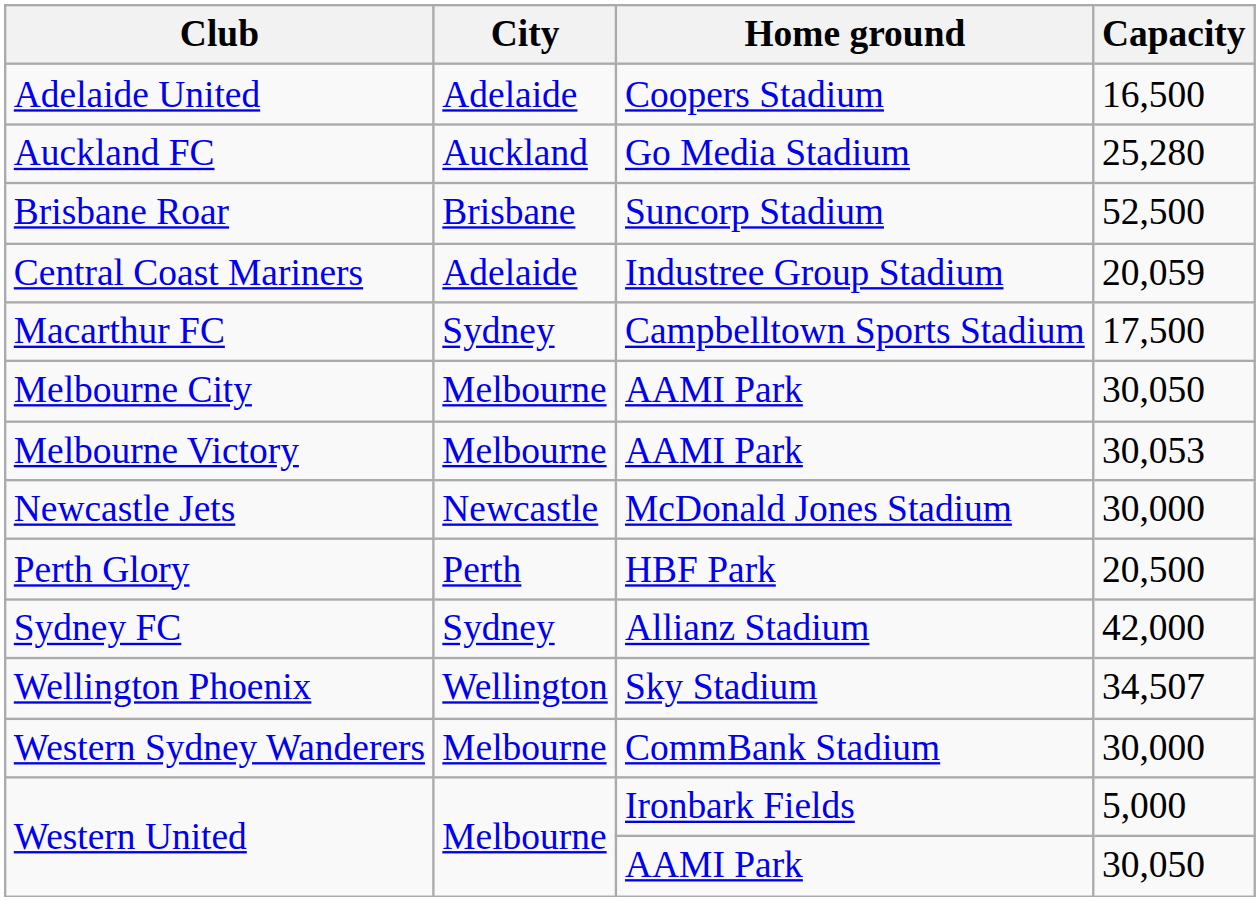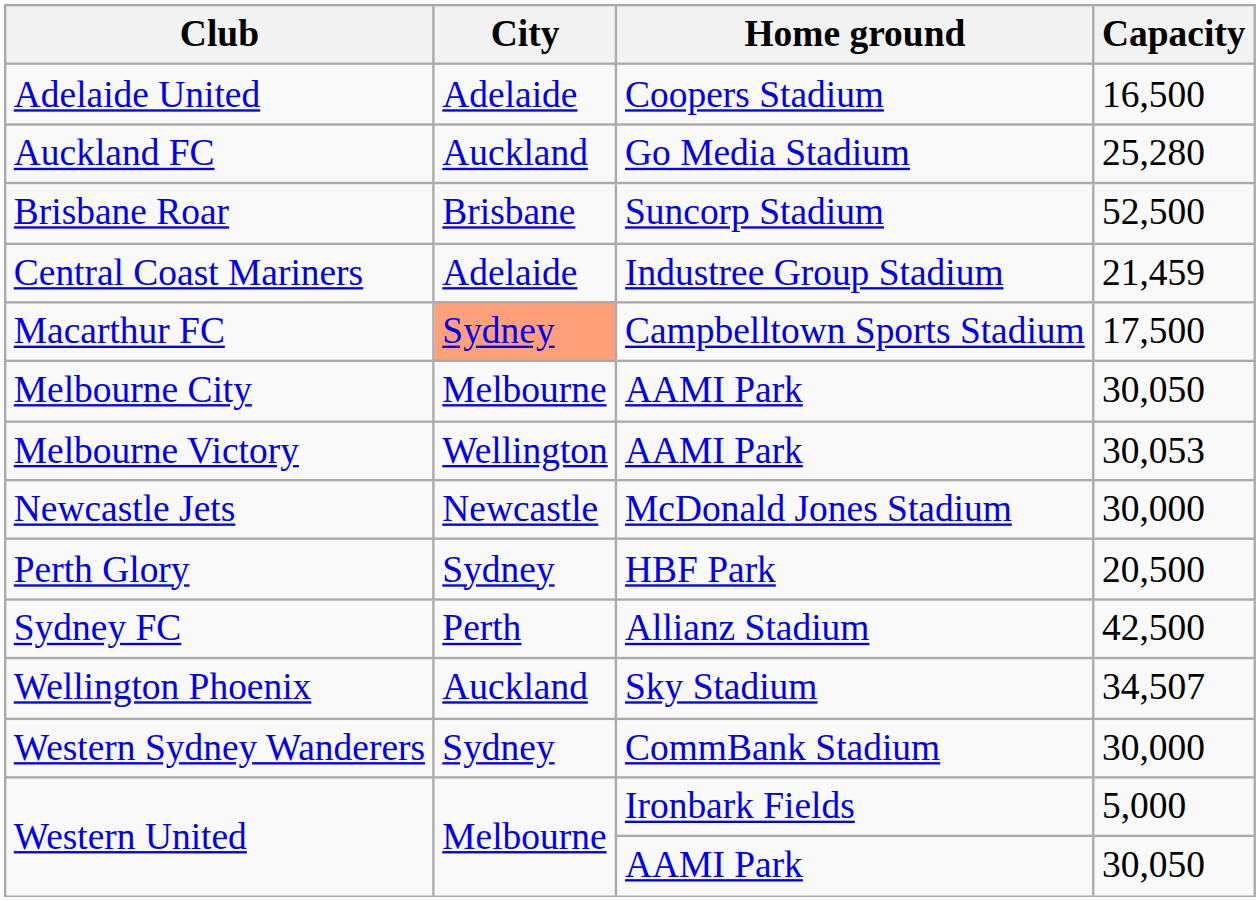(1153, 271) 20,059 -> (1153, 271) 21,459
(498, 331) no background -> (498, 331) lightsalmon background
(524, 449) Melbourne -> (525, 449) Wellington
(482, 568) Perth -> (498, 568) Sydney
(498, 627) Sydney -> (482, 627) Perth
(1153, 627) 42,000 -> (1153, 627) 42,500
(525, 687) Wellington -> (515, 687) Auckland
(524, 746) Melbourne -> (498, 746) Sydney
